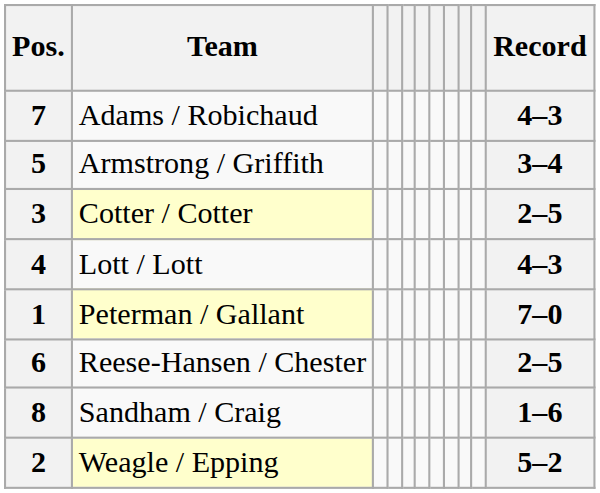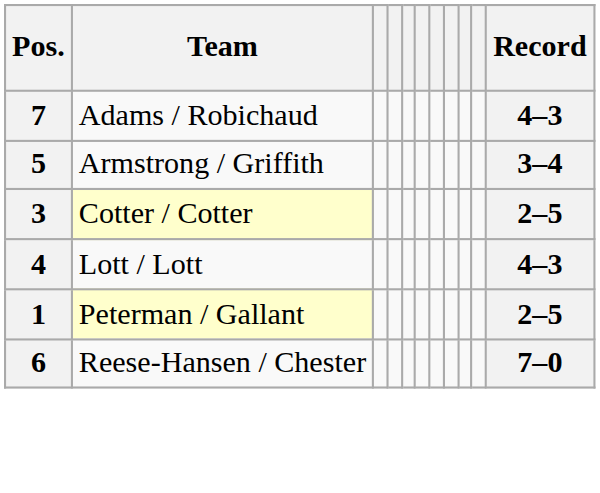(540, 313) 7–0 -> (540, 313) 2–5
(540, 363) 2–5 -> (540, 363) 7–0
- row: (38, 412)
- row: (38, 462)
